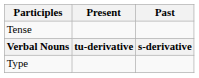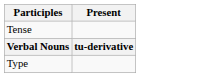- column: (165, 13)
